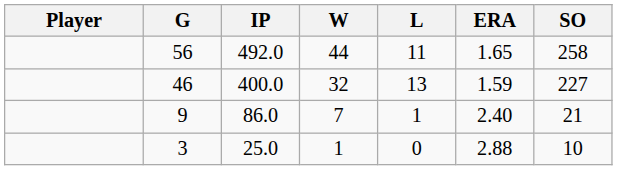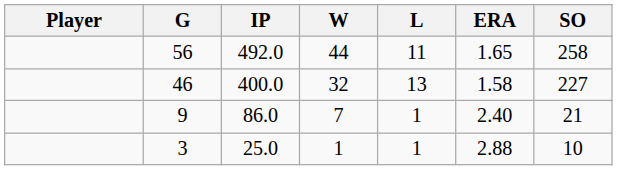(495, 84) 1.59 -> (495, 84) 1.58
(417, 148) 0 -> (417, 148) 1
